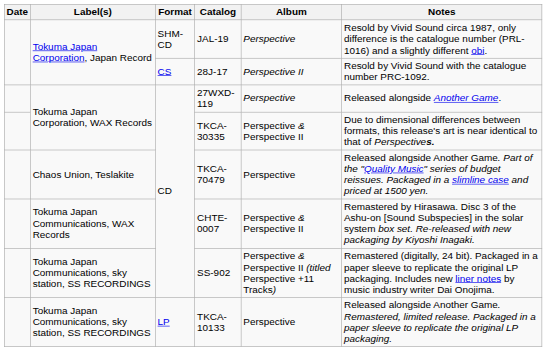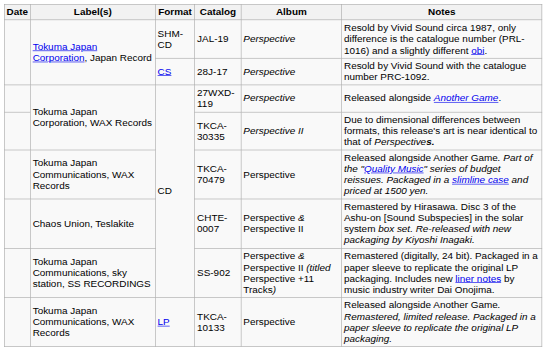(273, 71) Perspective II -> (269, 71) Perspective
(274, 131) Perspective & Perspective II -> (273, 131) Perspective II
(83, 174) Chaos Union, Teslakite -> (83, 174) Tokuma Japan Communications, WAX Records
(83, 223) Tokuma Japan Communications, WAX Records -> (83, 223) Chaos Union, Teslakite
(92, 322) Tokuma Japan Communications, sky station, SS RECORDINGS -> (83, 322) Tokuma Japan Communications, WAX Records
